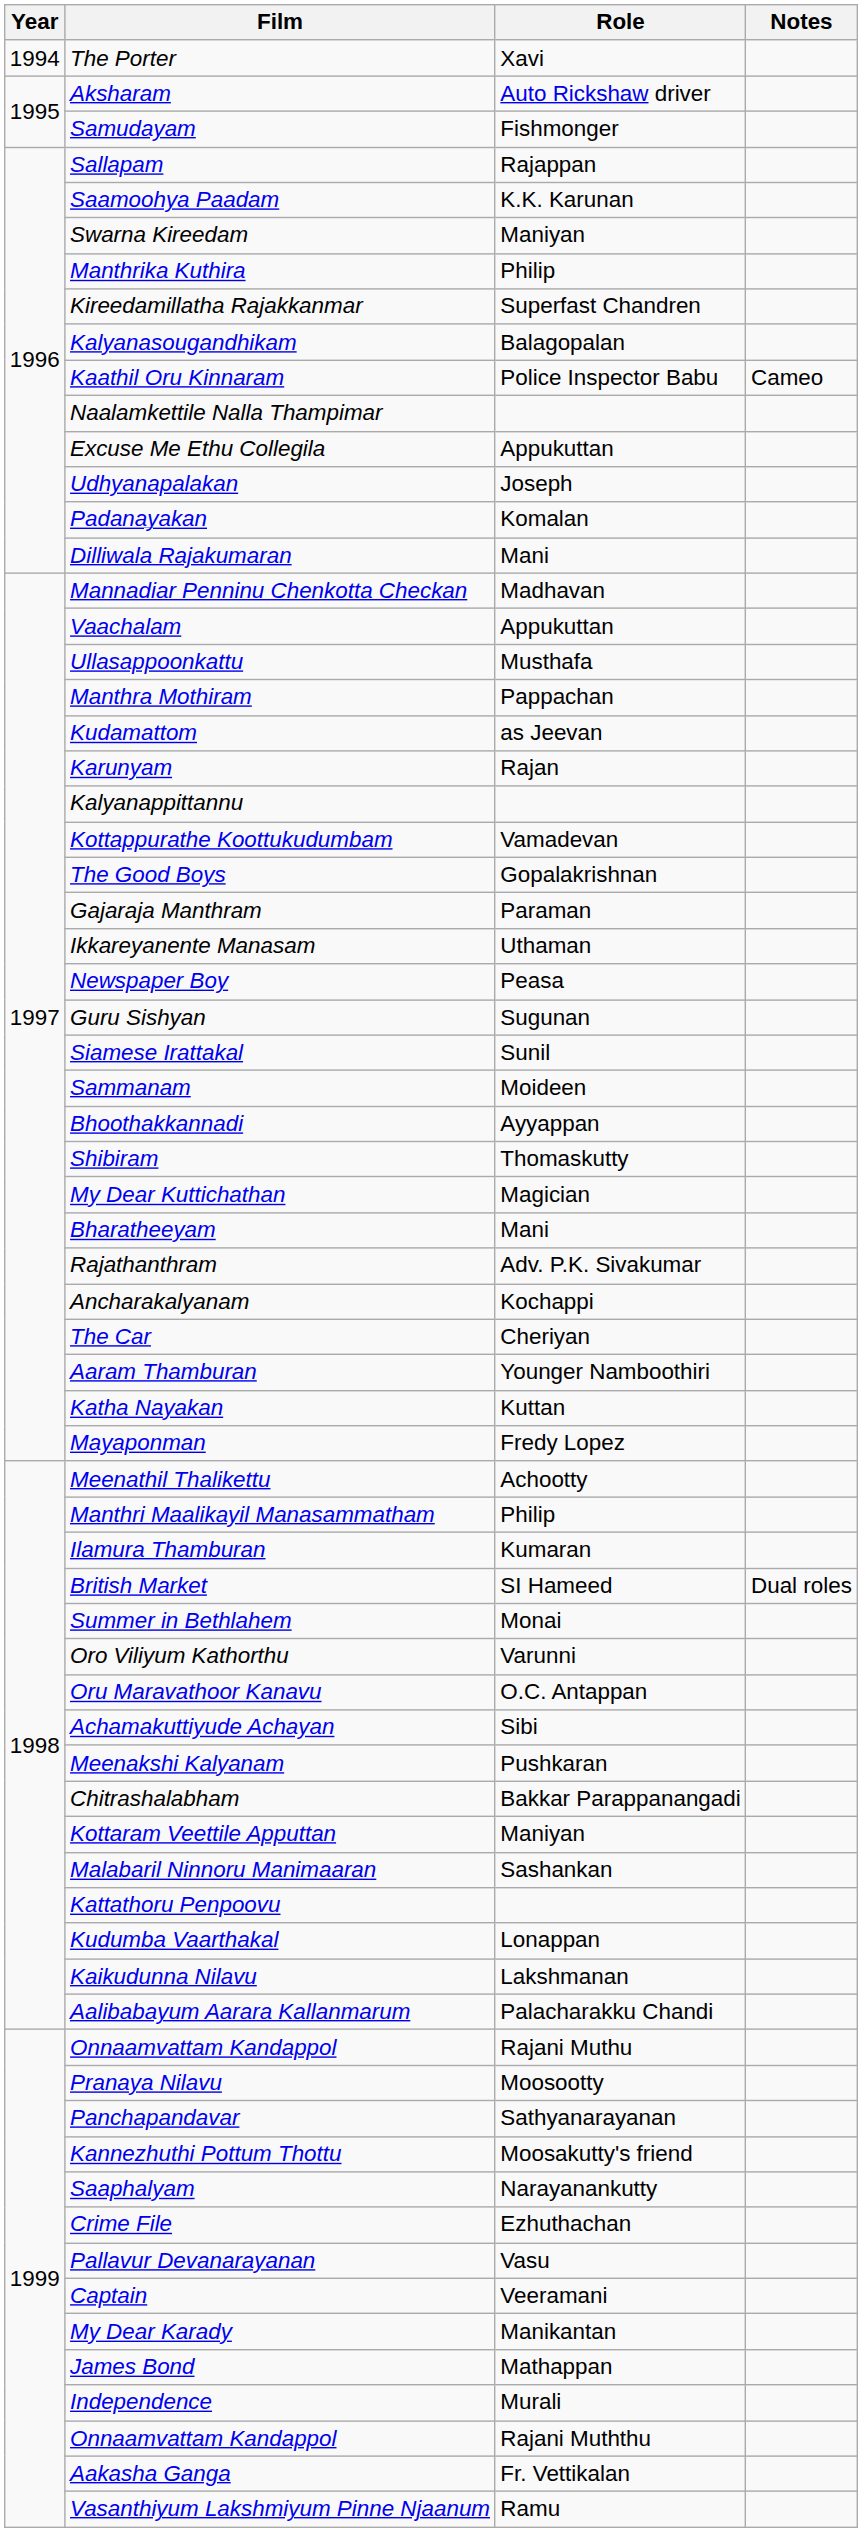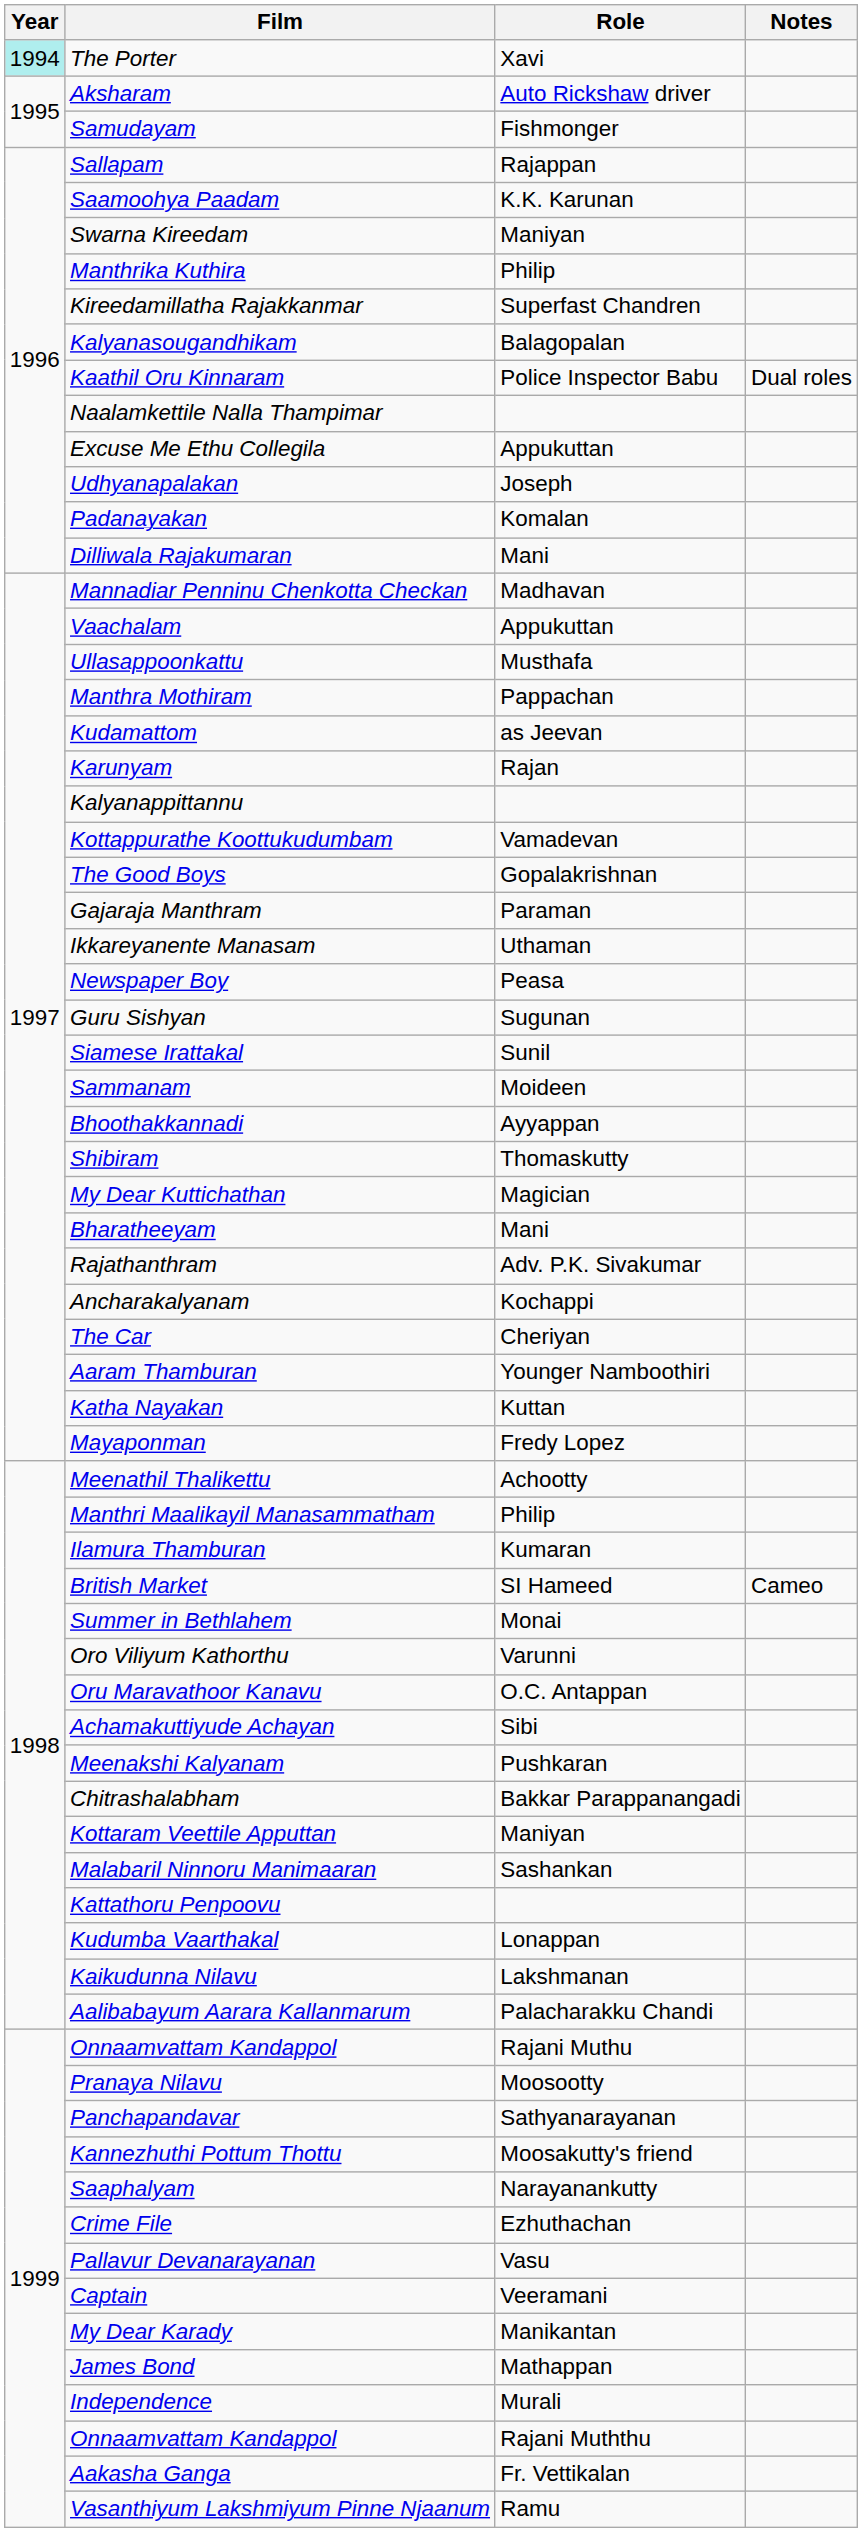(35, 57) no background -> (35, 57) paleturquoise background
(787, 377) Cameo -> (801, 377) Dual roles
(801, 1585) Dual roles -> (787, 1585) Cameo
